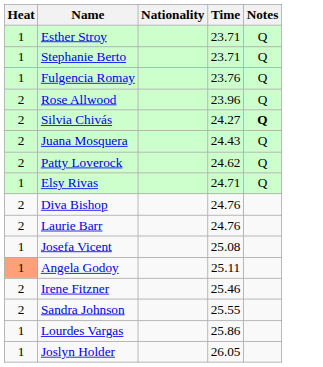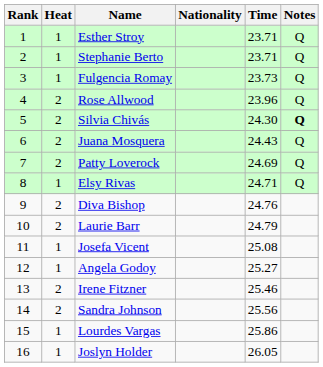+ column: (23, 15)
(226, 78) 23.76 -> (263, 78) 23.73
(226, 120) 24.27 -> (263, 120) 24.30
(226, 162) 24.62 -> (263, 162) 24.69
(226, 225) 24.76 -> (263, 225) 24.79
(21, 267) lightsalmon background -> (58, 267) no background
(226, 267) 25.11 -> (263, 267) 25.27
(226, 309) 25.55 -> (263, 309) 25.56
